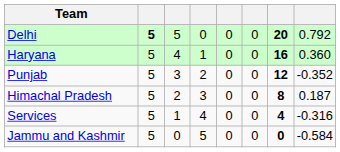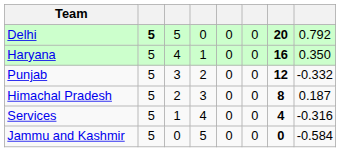(315, 55) 0.360 -> (315, 55) 0.350
(315, 75) -0.352 -> (315, 75) -0.332
